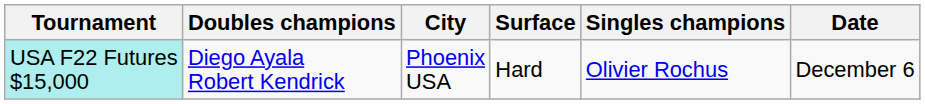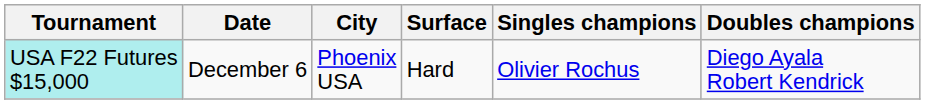columns swapped: (855, 22) <-> (292, 22)
